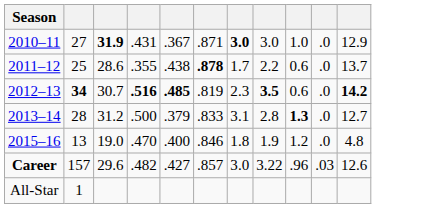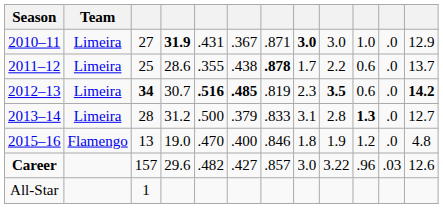+ column: (98, 17)
